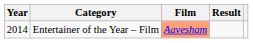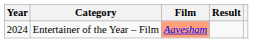(17, 29) 2014 -> (17, 29) 2024
